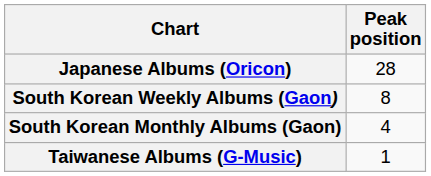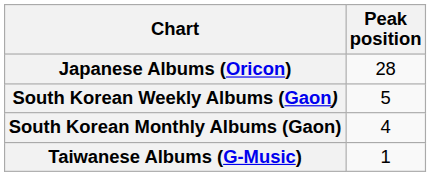(386, 98) 8 -> (386, 98) 5
